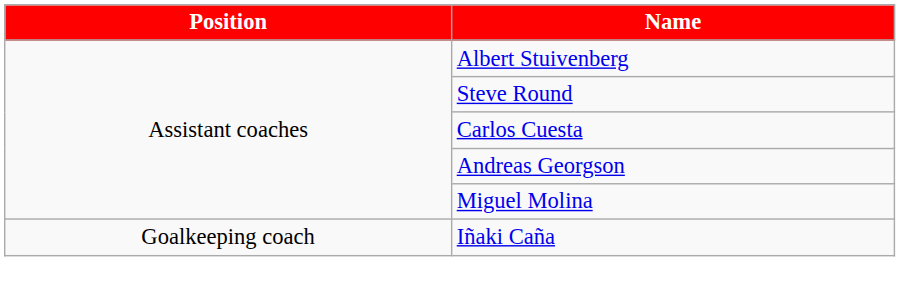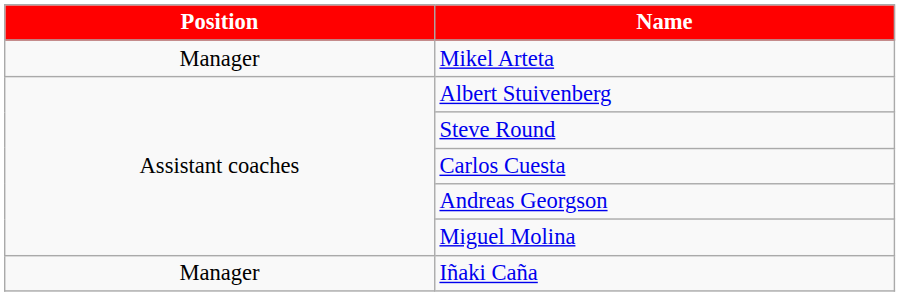+ row: (497, 58)
(228, 237) Goalkeeping coach -> (219, 272) Manager
